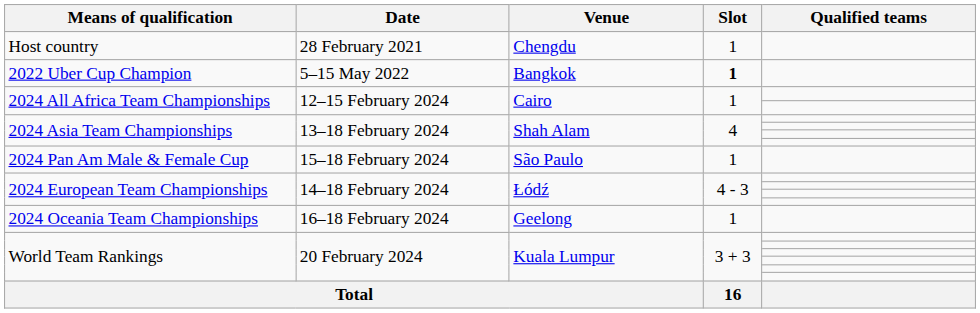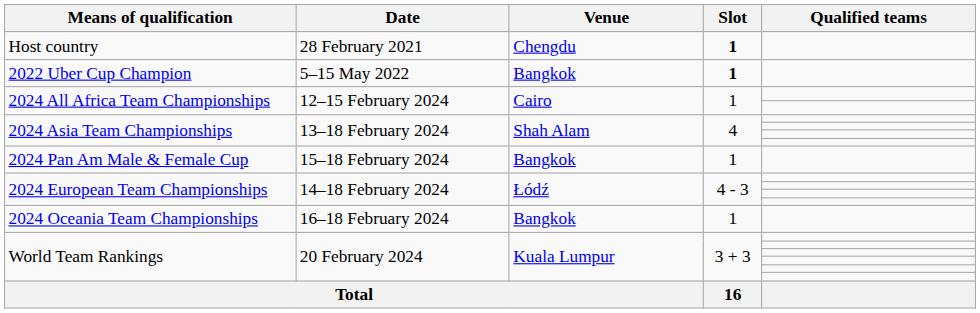(733, 45) normal -> (733, 45) bold
(548, 159) São Paulo -> (545, 159) Bangkok
(543, 218) Geelong -> (545, 218) Bangkok
